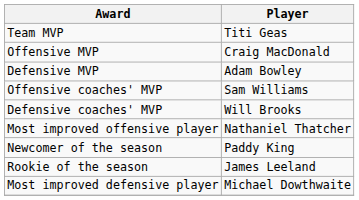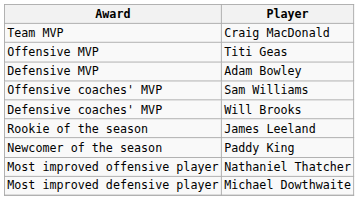(256, 33) Titi Geas -> (277, 33) Craig MacDonald
(277, 52) Craig MacDonald -> (256, 52) Titi Geas
rows swapped: (78, 167) <-> (113, 128)
